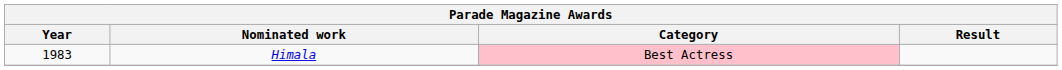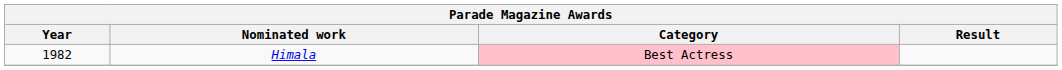(57, 55) 1983 -> (57, 55) 1982
